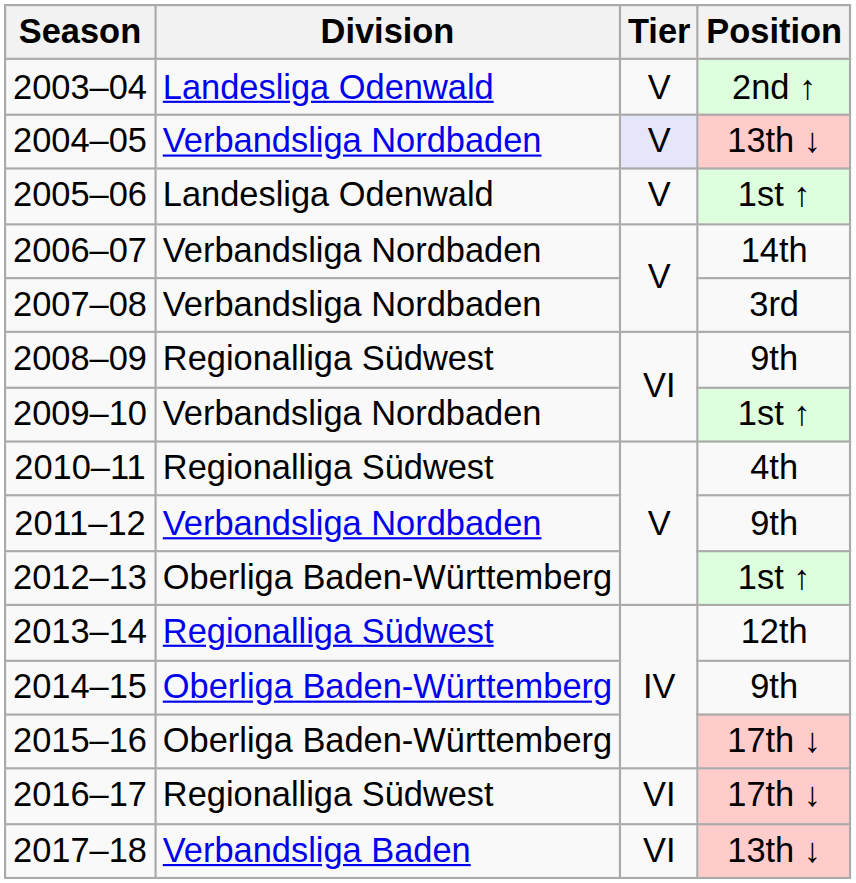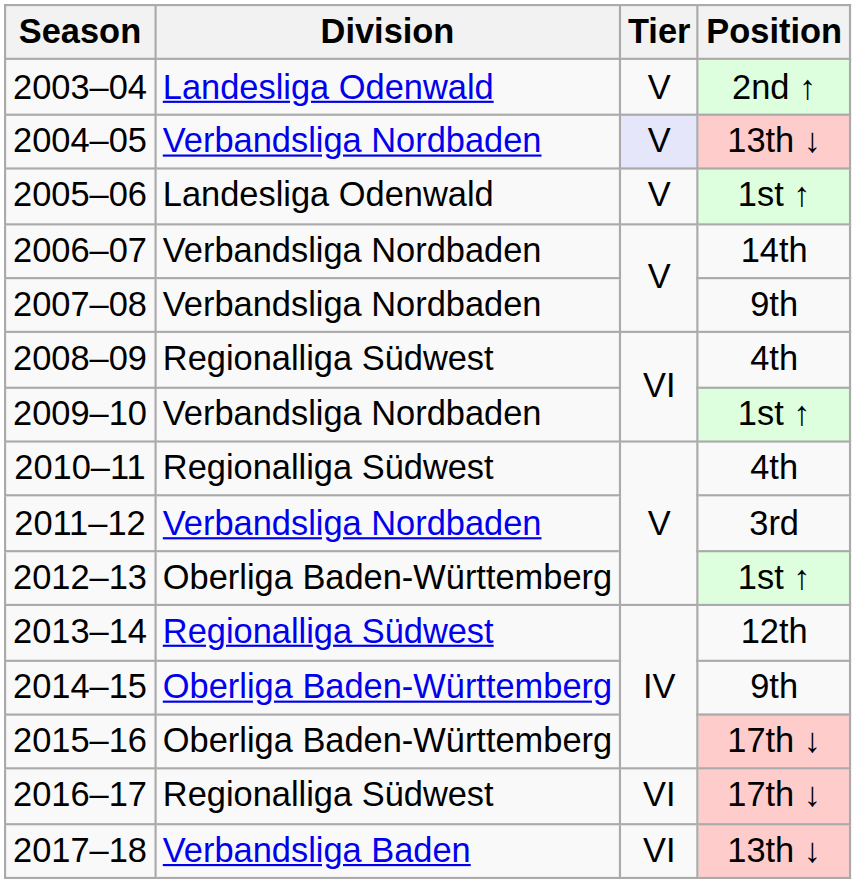(774, 304) 3rd -> (774, 304) 9th
(774, 359) 9th -> (774, 359) 4th
(774, 522) 9th -> (774, 522) 3rd
